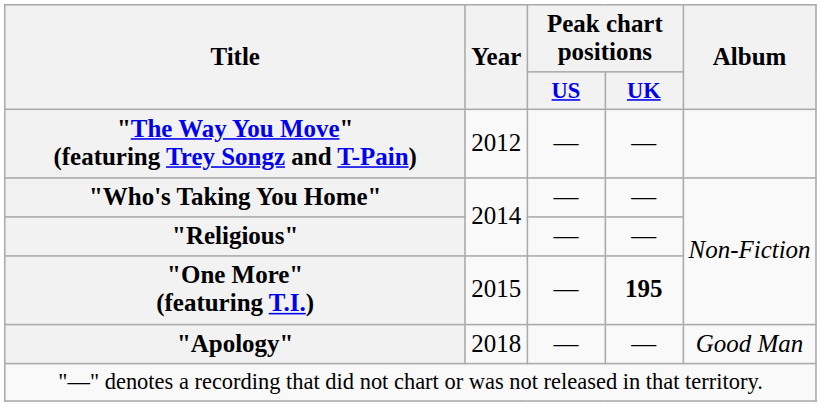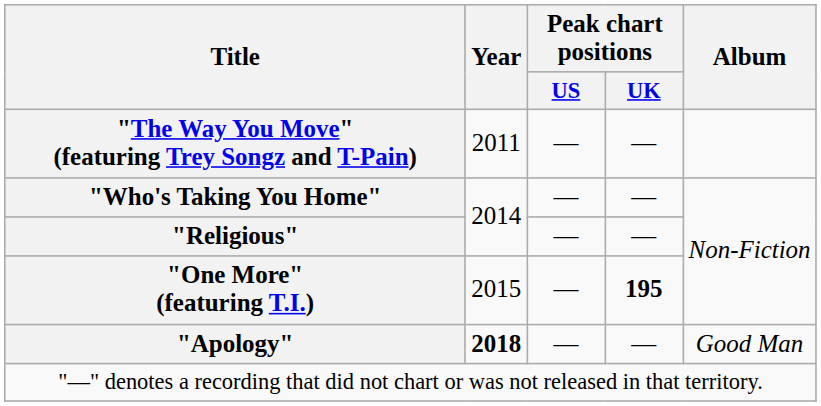(496, 143) 2012 -> (496, 143) 2011
(496, 343) normal -> (496, 343) bold
